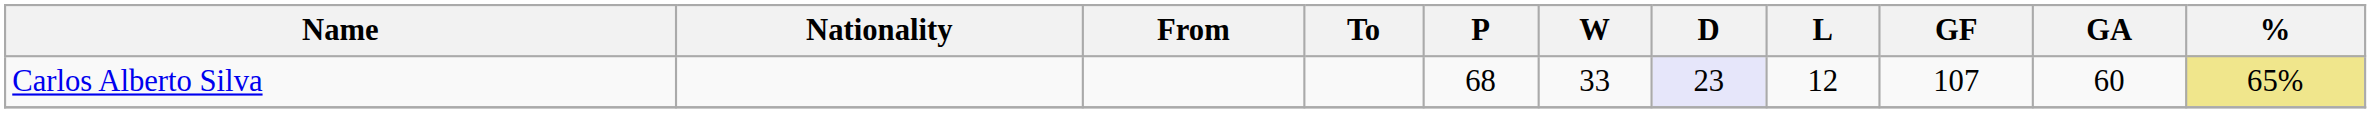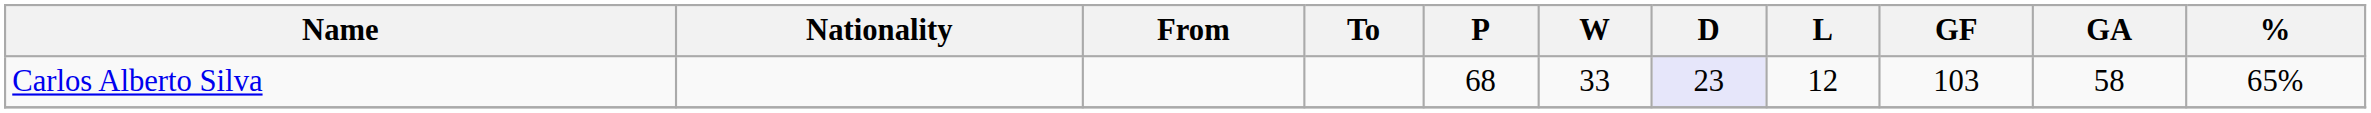(1956, 80) 107 -> (1956, 80) 103
(2109, 80) 60 -> (2109, 80) 58
(2275, 80) khaki background -> (2275, 80) no background
